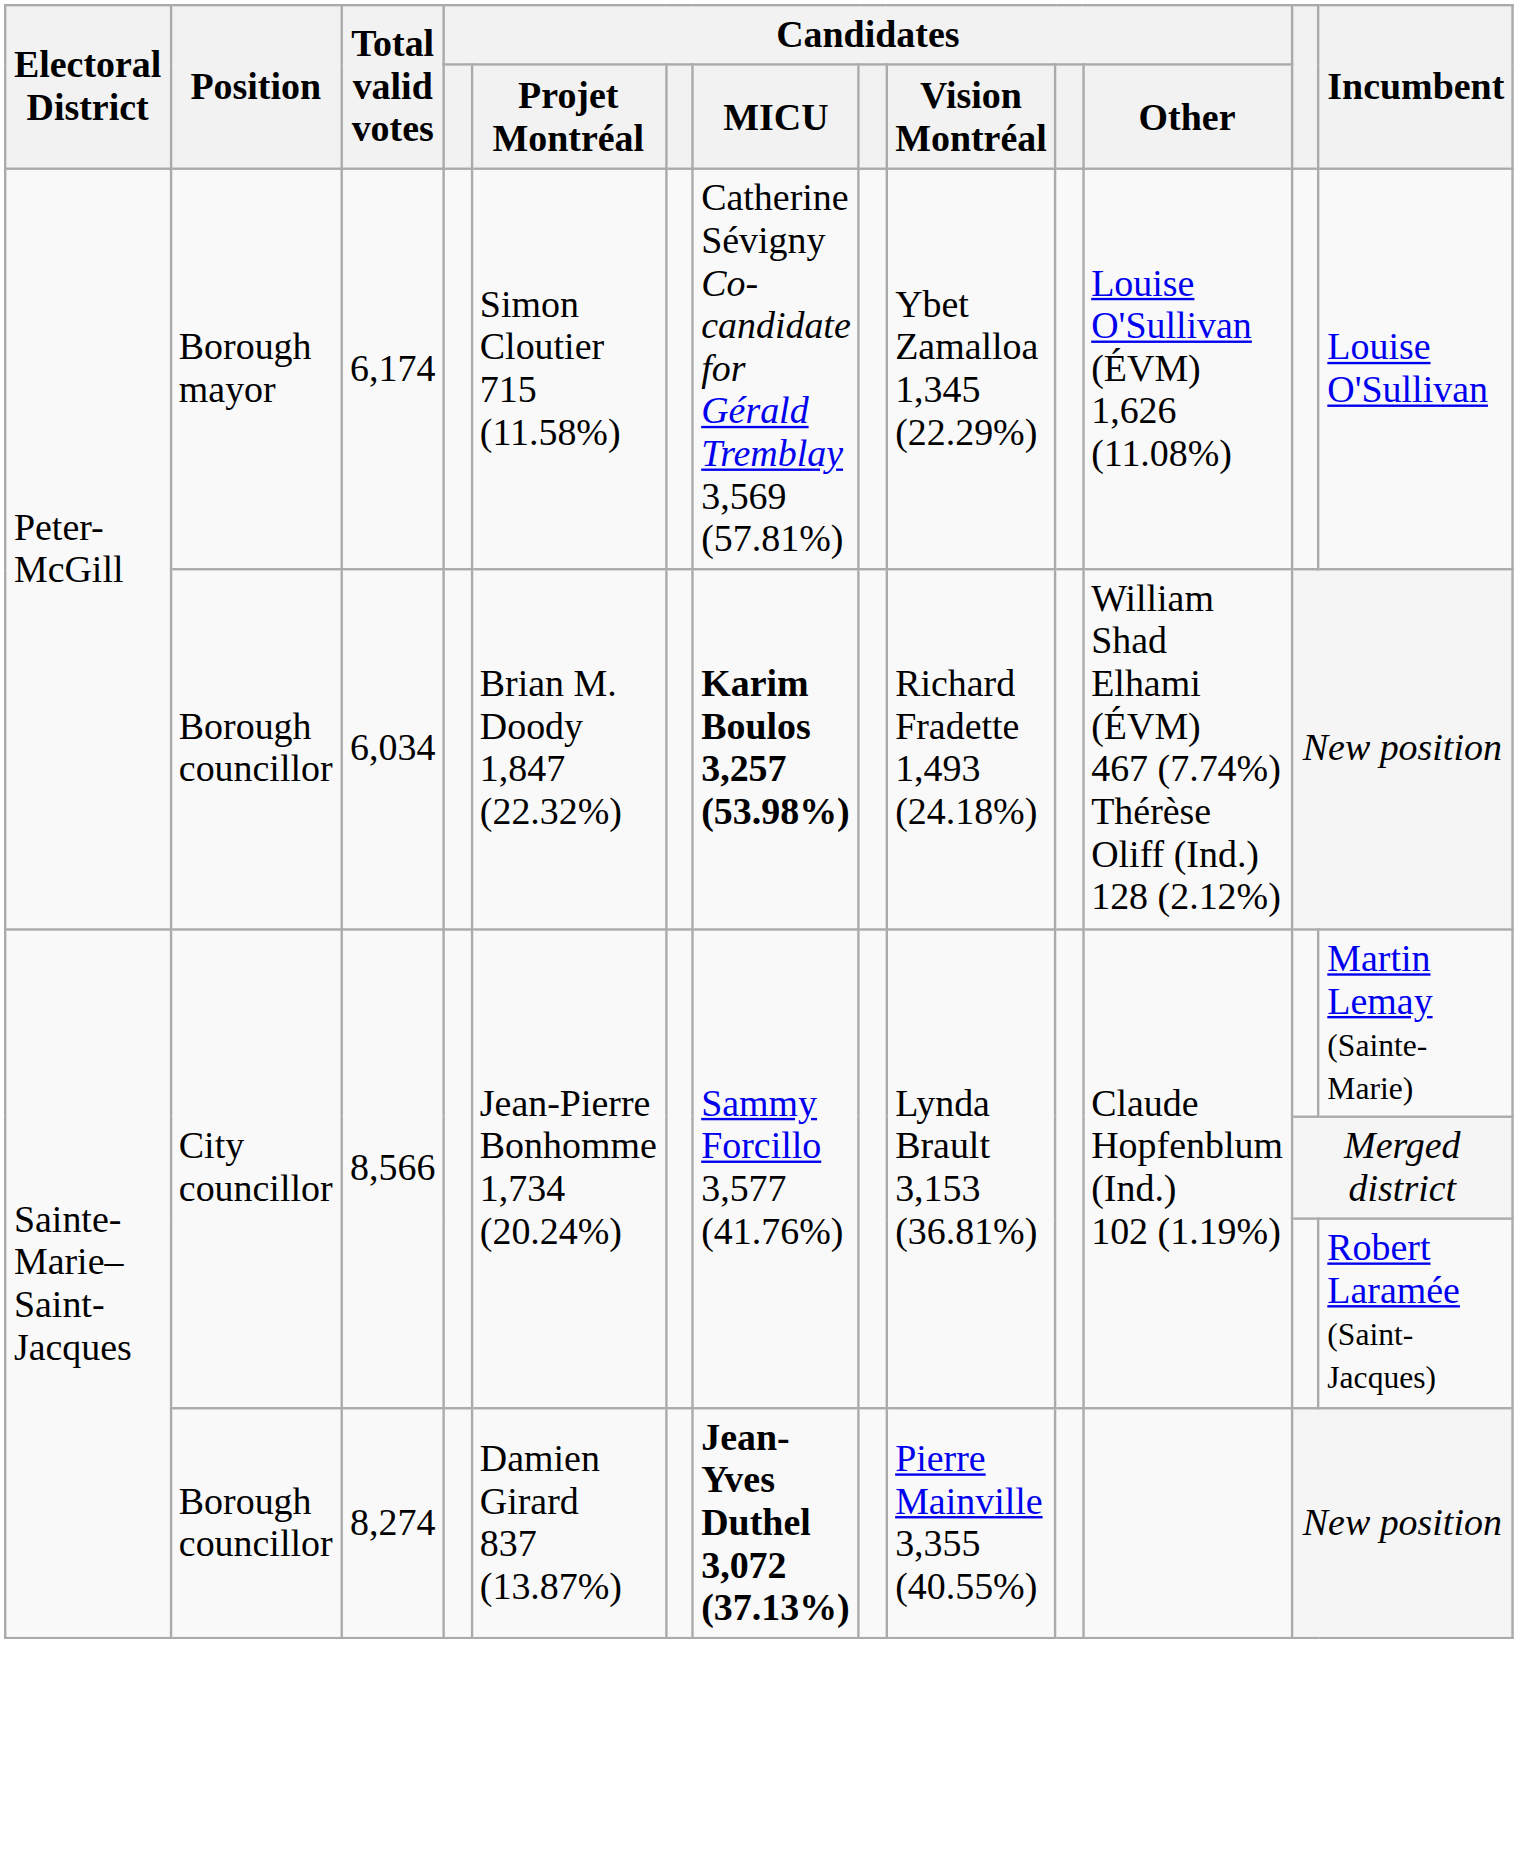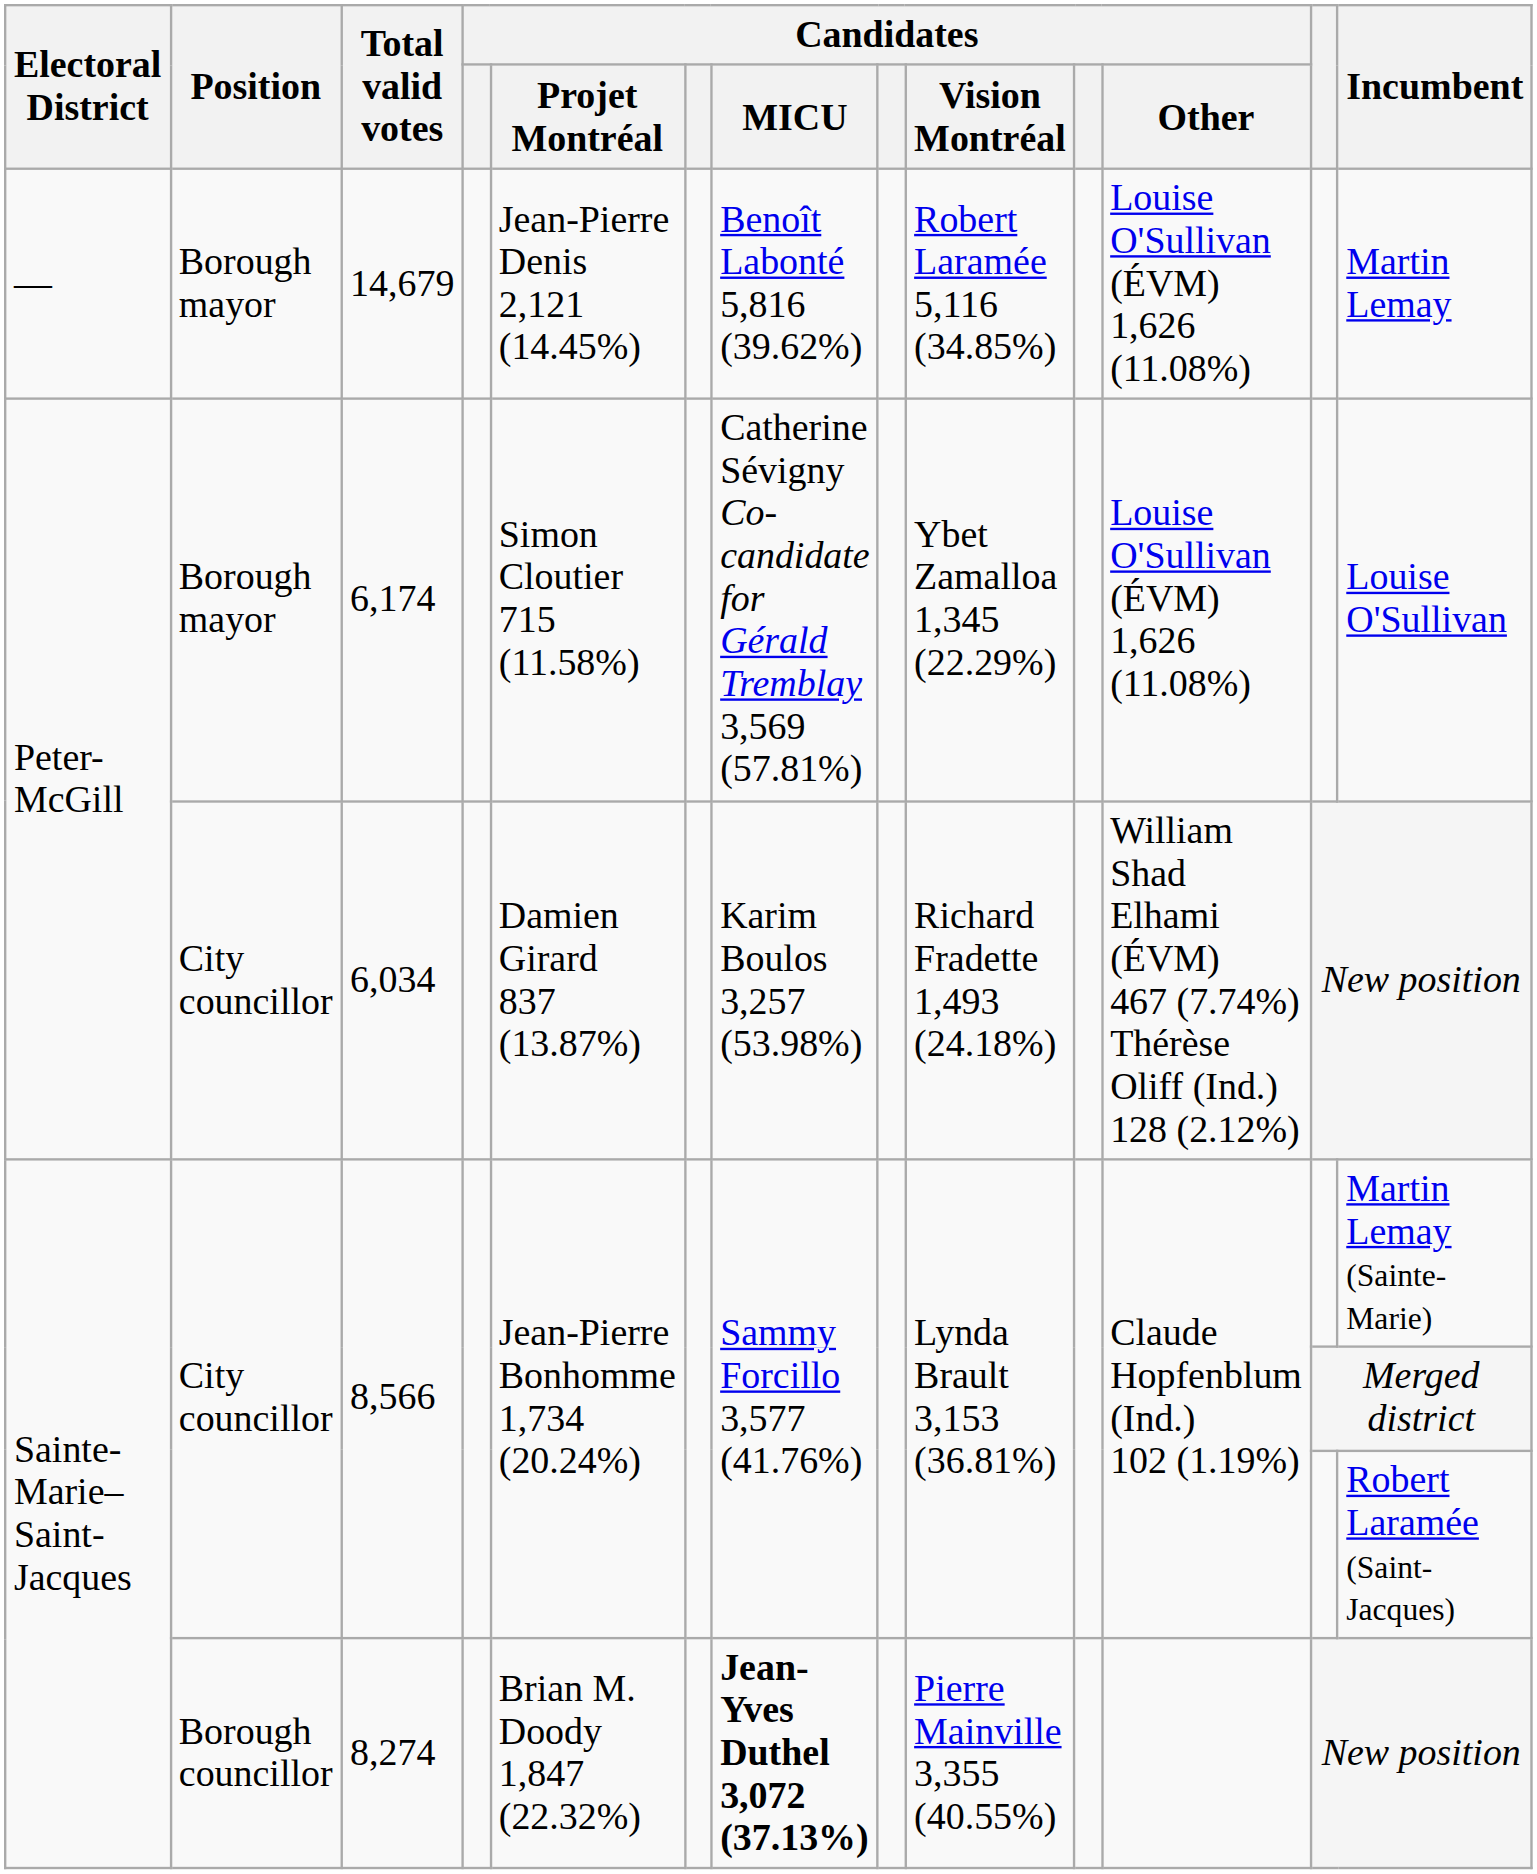+ row: (33, 282)
(256, 748) Borough councillor -> (256, 979) City councillor
(551, 748) Brian M. Doody 1,847 (22.32%) -> (570, 979) Damien Girard 837 (13.87%)
(775, 748) bold -> (791, 979) normal
(551, 1522) Damien Girard 837 (13.87%) -> (570, 1752) Brian M. Doody 1,847 (22.32%)
